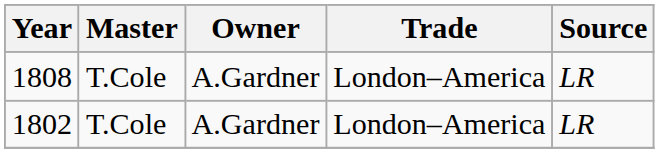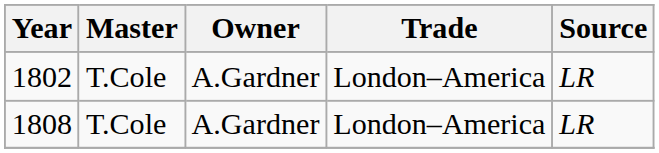rows swapped: (42, 123) <-> (42, 76)
